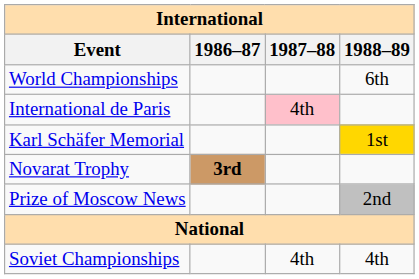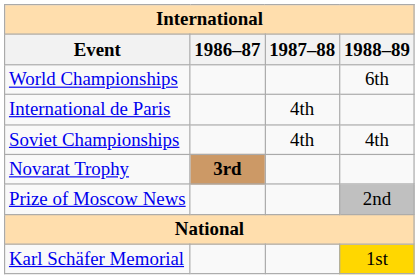(302, 109) pink background -> (302, 109) no background
rows swapped: (96, 139) <-> (94, 259)
